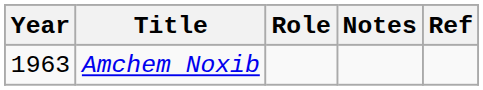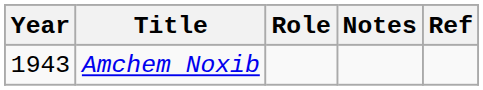(40, 65) 1963 -> (40, 65) 1943
